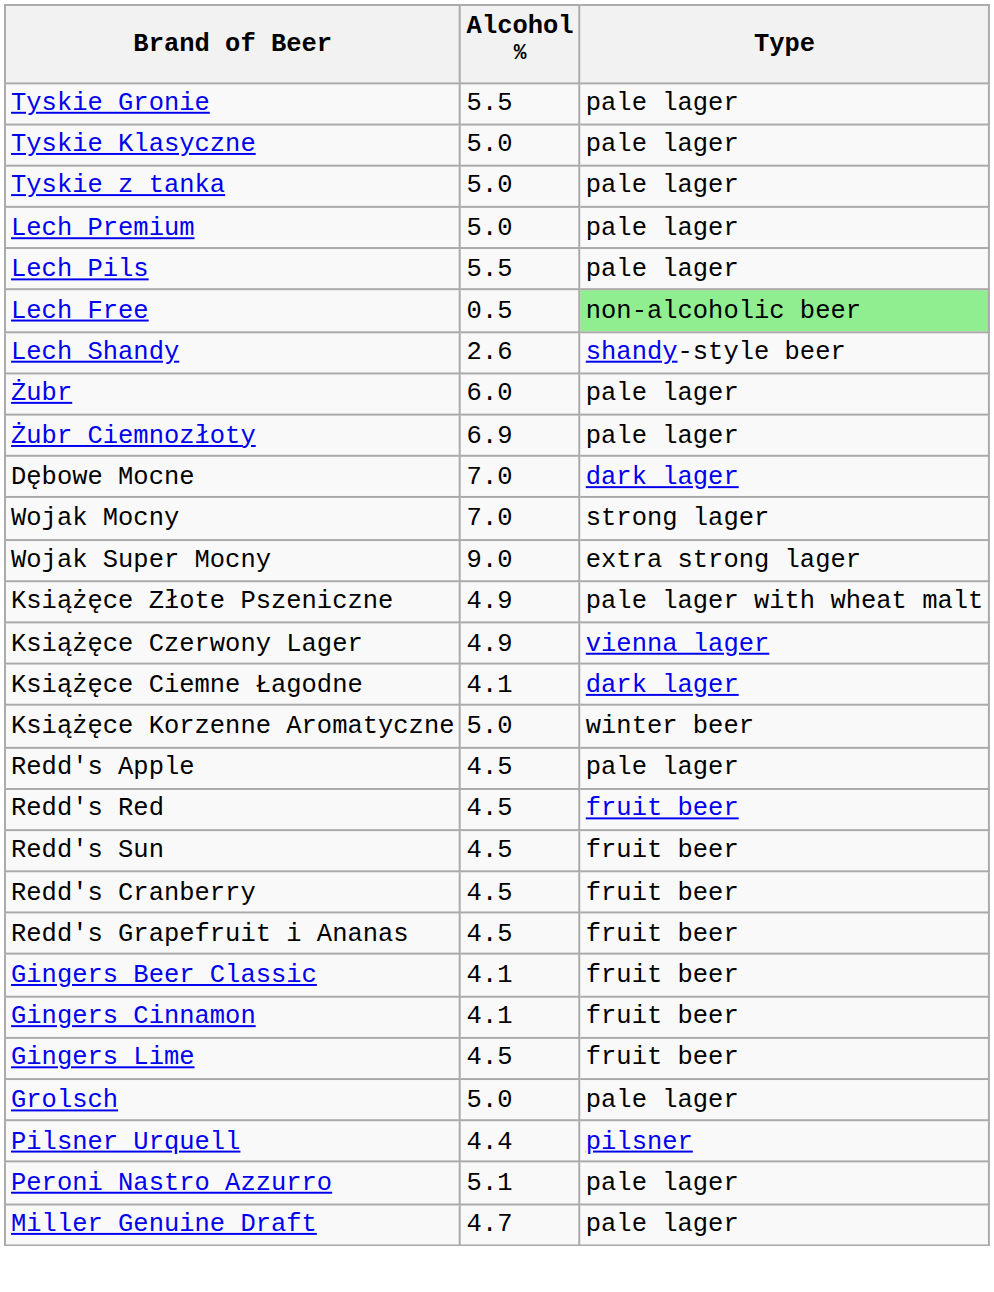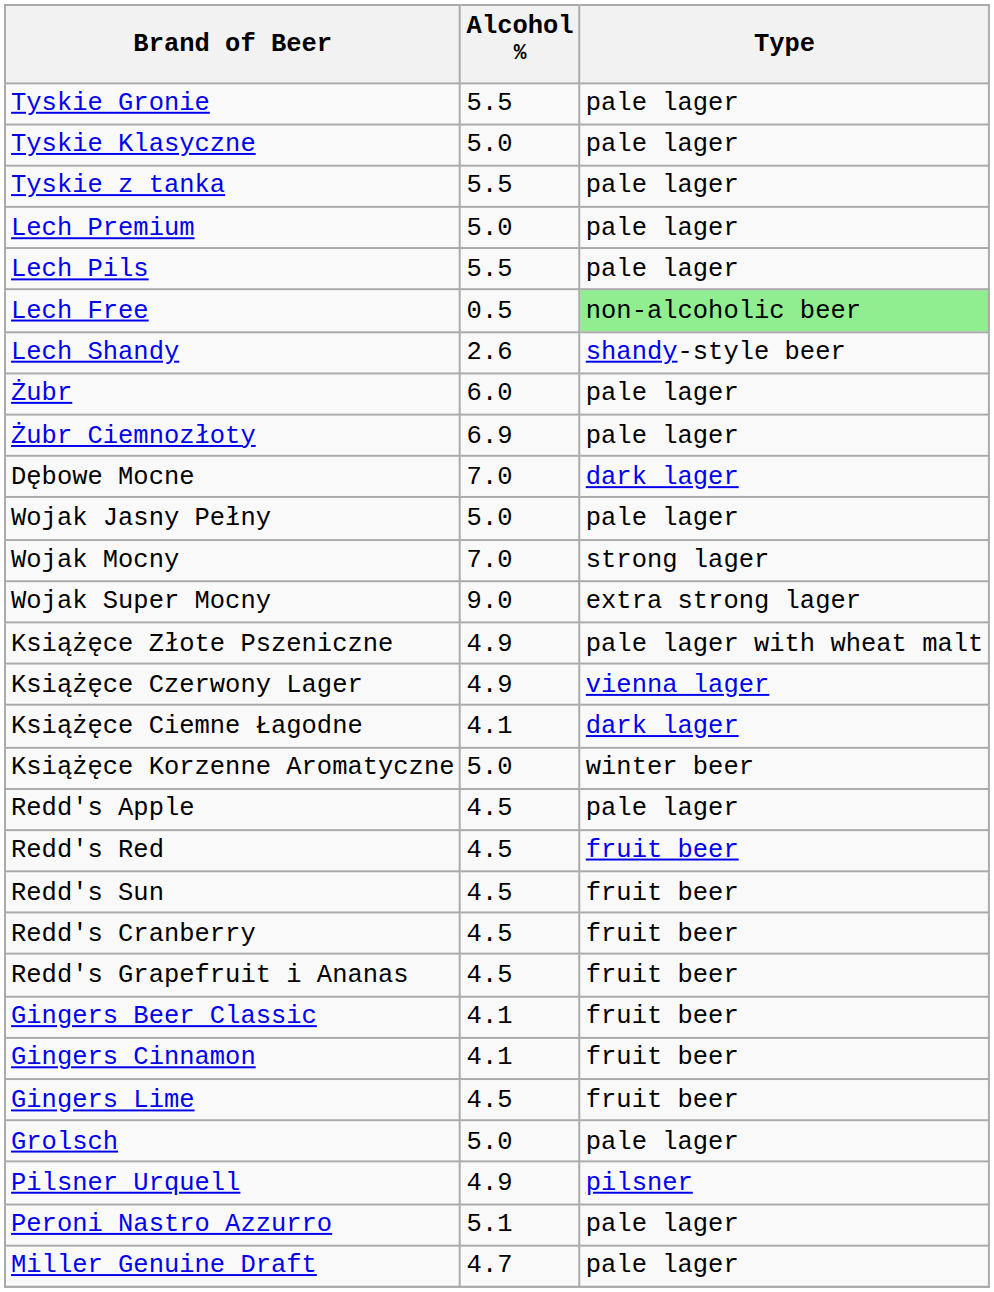(490, 186) 5.0 -> (490, 186) 5.5
+ row: (141, 518)
(490, 1141) 4.4 -> (490, 1183) 4.9
